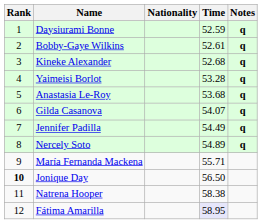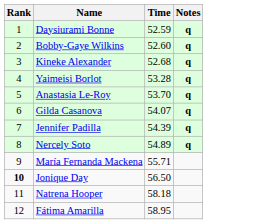- column: (172, 12)
(214, 45) 52.61 -> (159, 45) 52.60
(214, 95) 53.68 -> (159, 95) 53.70
(214, 128) 54.49 -> (159, 128) 54.39
(214, 194) 58.38 -> (159, 194) 58.18
(214, 210) lavender background -> (159, 210) no background
